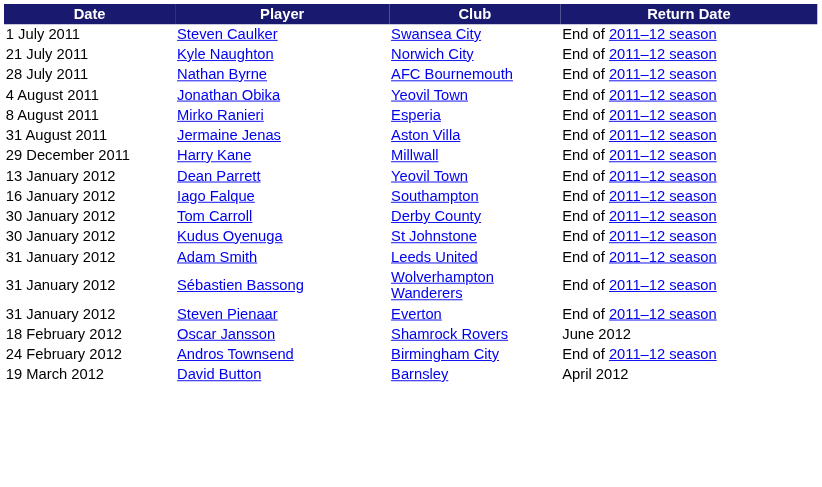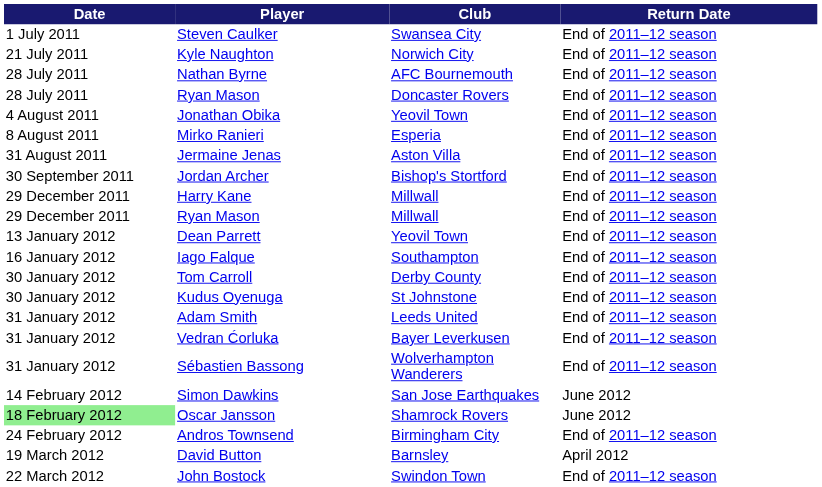+ row: (218, 95)
+ row: (223, 176)
+ row: (218, 216)
+ row: (228, 338)
- row: (227, 314)
+ row: (228, 395)
(64, 334) no background -> (64, 415) lightgreen background
+ row: (221, 476)
